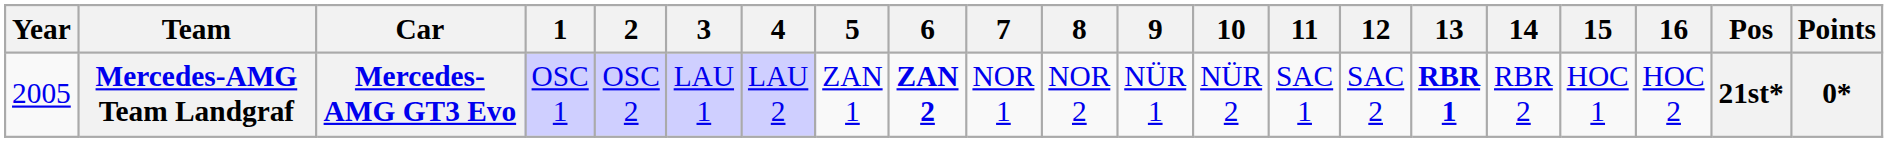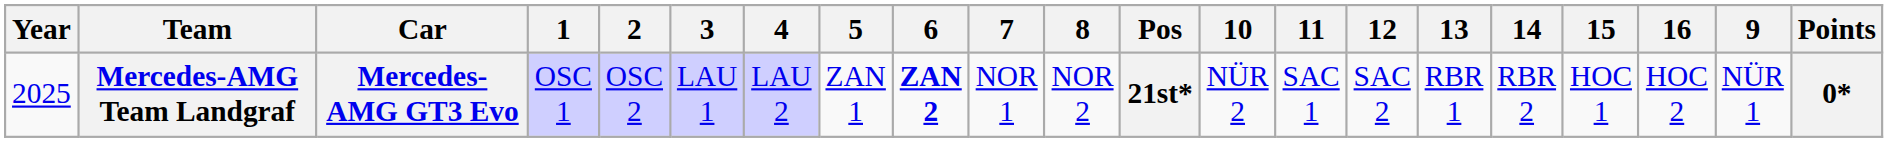columns swapped: (1155, 28) <-> (1751, 28)
(41, 94) 2005 -> (41, 94) 2025
(1449, 94) bold -> (1454, 94) normal
